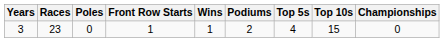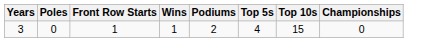- column: (55, 13)
